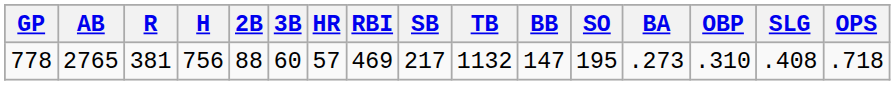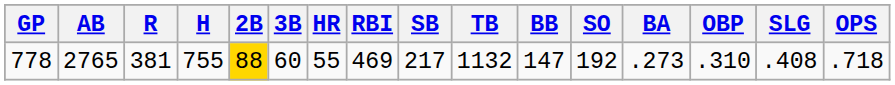(203, 61) 756 -> (203, 61) 755
(249, 61) no background -> (249, 61) gold background
(326, 61) 57 -> (326, 61) 55
(597, 61) 195 -> (597, 61) 192
